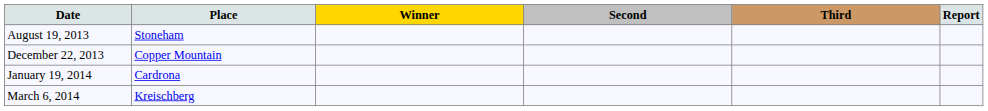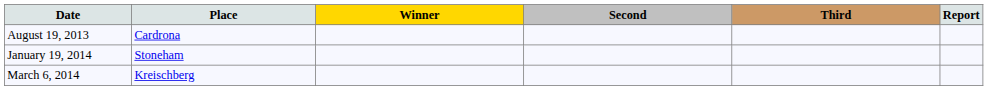(159, 34) Stoneham -> (157, 34) Cardrona
- row: (56, 55)
(157, 75) Cardrona -> (159, 55) Stoneham
